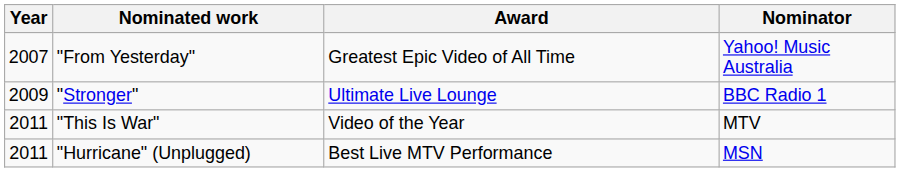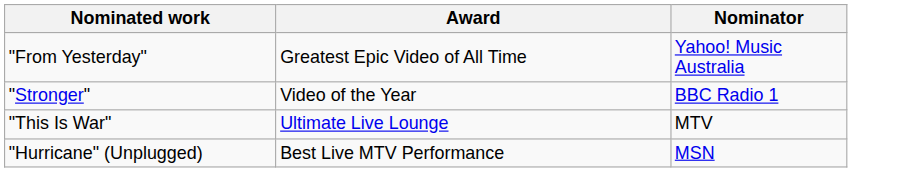- column: (29, 18)
(412, 95) Ultimate Live Lounge -> (348, 95) Video of the Year
(396, 124) Video of the Year -> (364, 124) Ultimate Live Lounge
